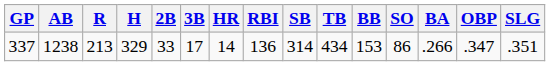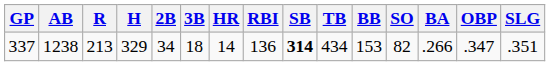(166, 46) 33 -> (166, 46) 34
(194, 46) 17 -> (194, 46) 18
(300, 46) normal -> (300, 46) bold
(402, 46) 86 -> (402, 46) 82
